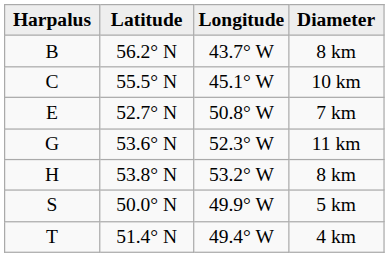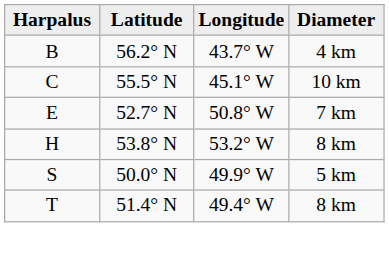(336, 50) 8 km -> (336, 50) 4 km
- row: (52, 143)
(336, 236) 4 km -> (336, 205) 8 km
